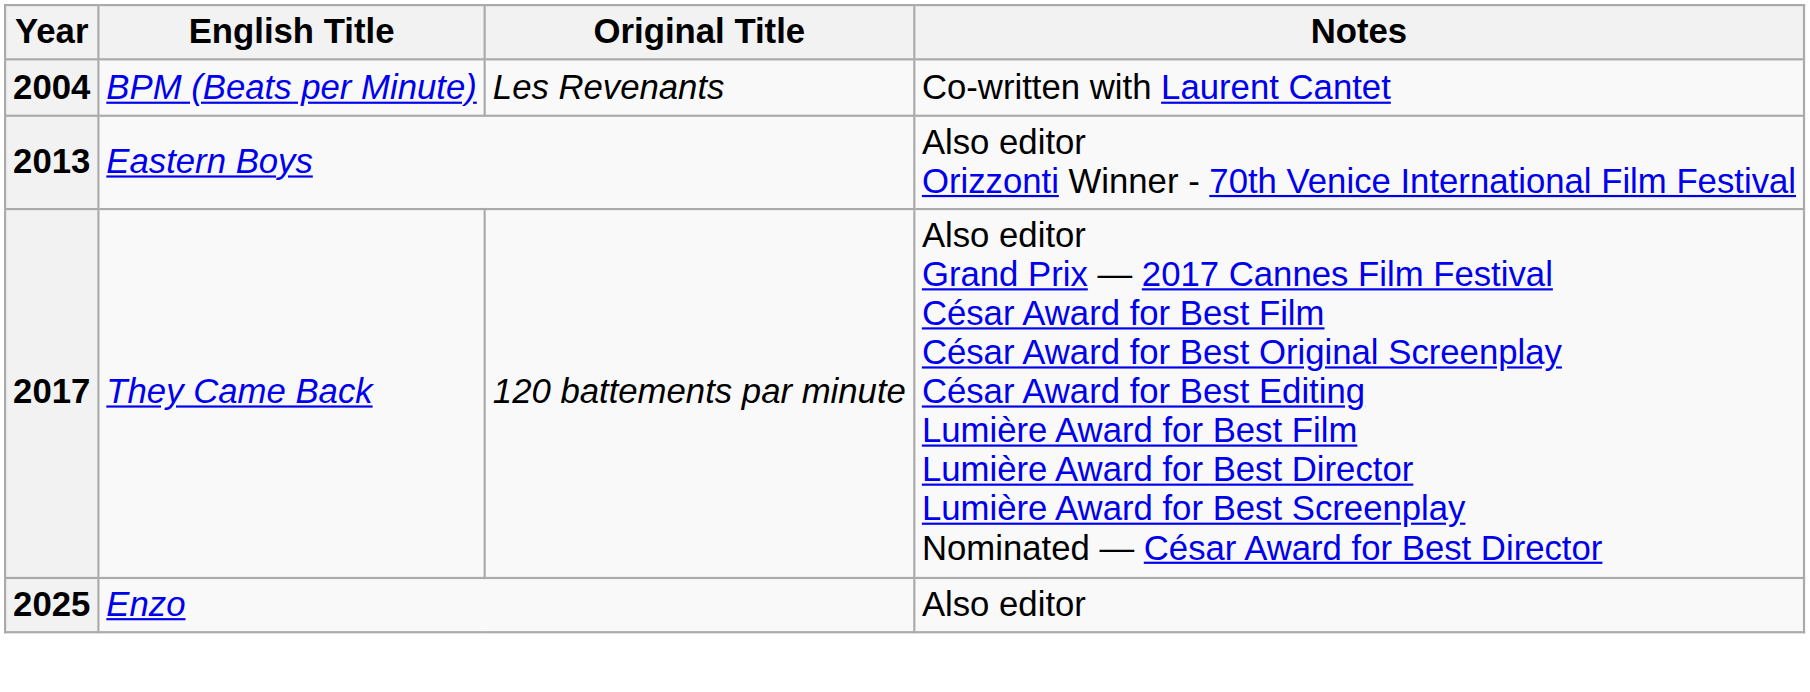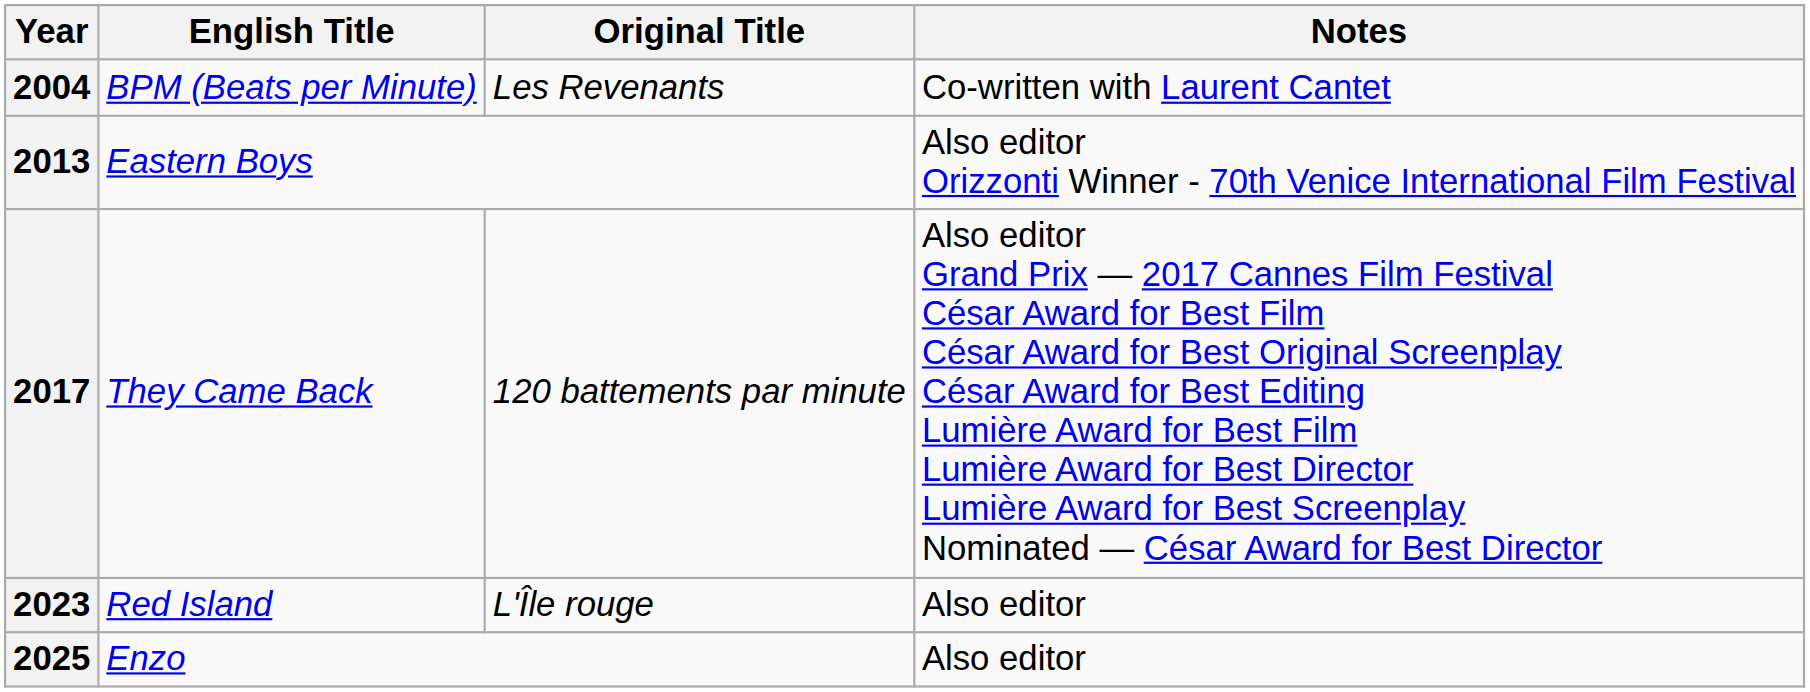+ row: (52, 603)
